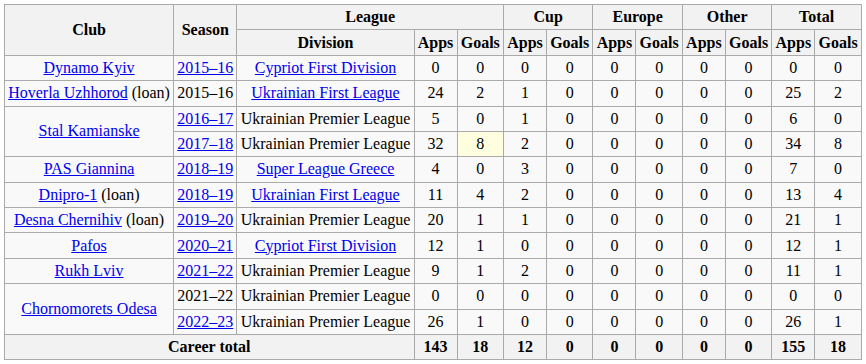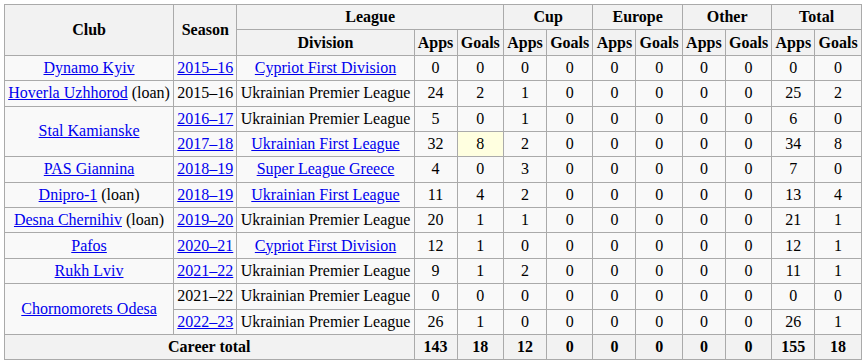(326, 93) Ukrainian First League -> (326, 93) Ukrainian Premier League
(326, 144) Ukrainian Premier League -> (326, 144) Ukrainian First League
